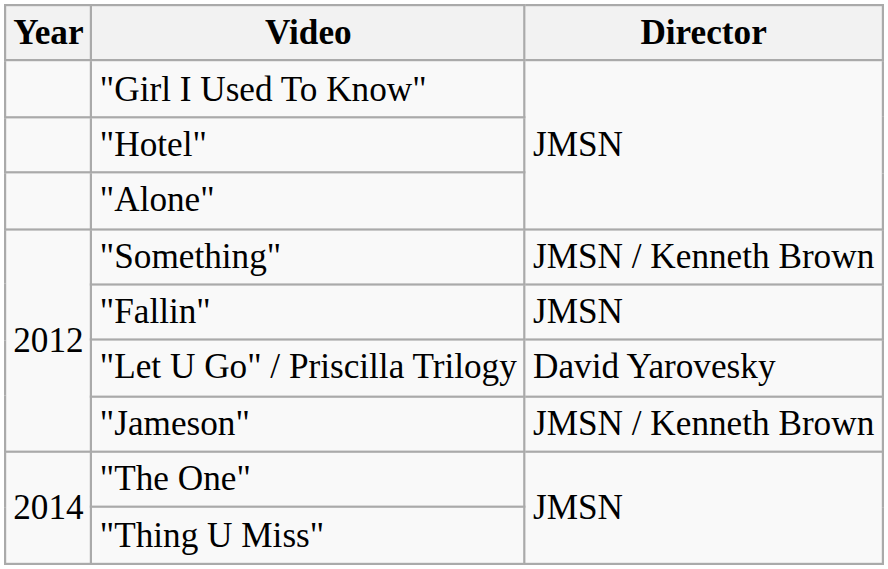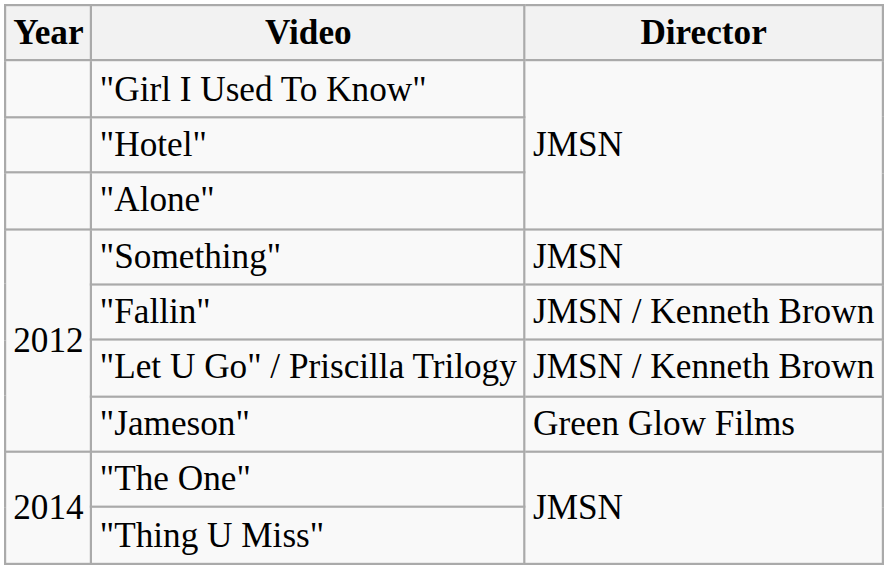(704, 255) JMSN / Kenneth Brown -> (578, 255) JMSN
(578, 311) JMSN -> (704, 311) JMSN / Kenneth Brown
(654, 367) David Yarovesky -> (704, 367) JMSN / Kenneth Brown
(704, 423) JMSN / Kenneth Brown -> (664, 423) Green Glow Films
